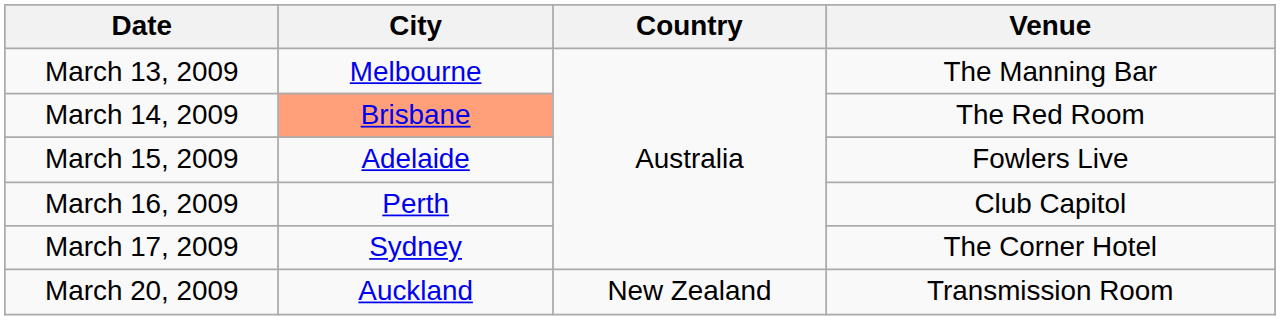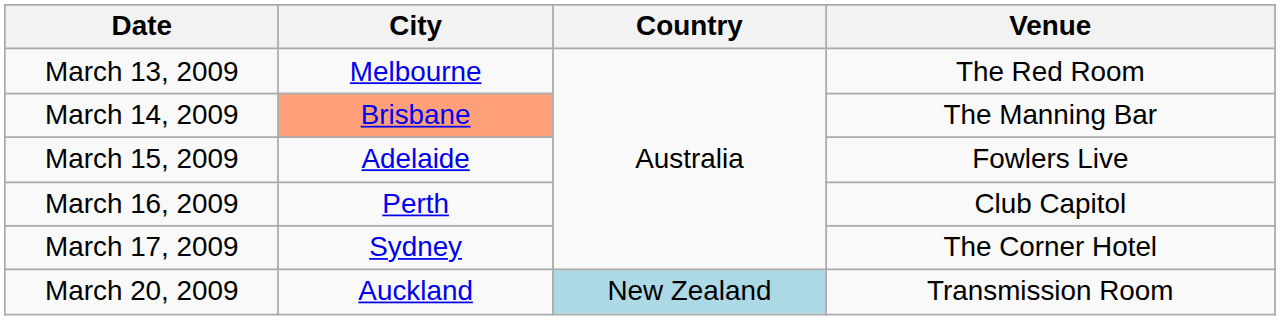(1050, 70) The Manning Bar -> (1050, 70) The Red Room
(1050, 114) The Red Room -> (1050, 114) The Manning Bar
(689, 291) no background -> (689, 291) lightblue background
